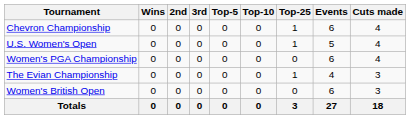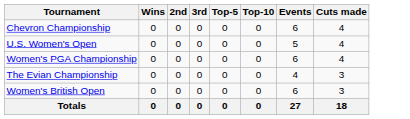- column: (295, 12)
